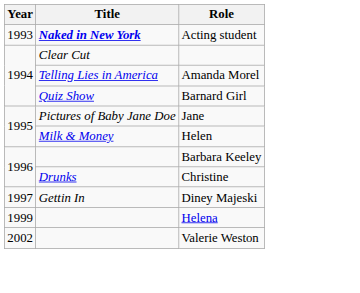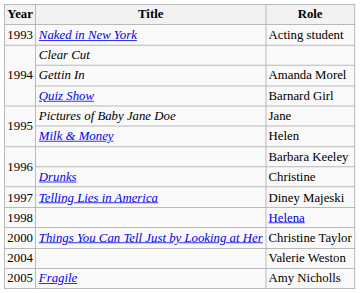(90, 34) bold -> (88, 34) normal
(98, 75) Telling Lies in America -> (62, 75) Gettin In
(62, 197) Gettin In -> (98, 197) Telling Lies in America
(20, 217) 1999 -> (20, 217) 1998
+ row: (310, 237)
(20, 237) 2002 -> (20, 258) 2004
+ row: (305, 278)
